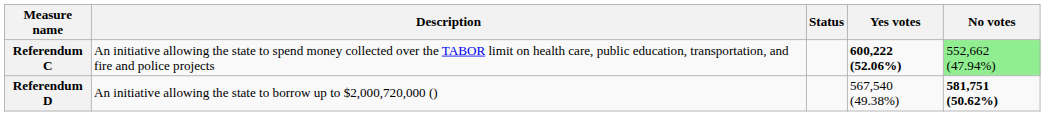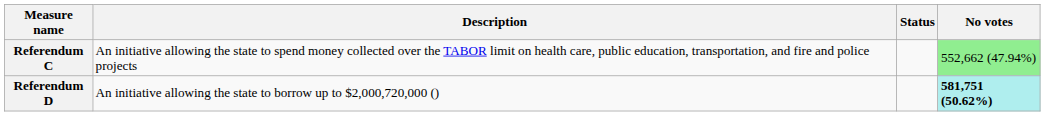- column: (895, 22)
(972, 93) no background -> (967, 93) paleturquoise background
